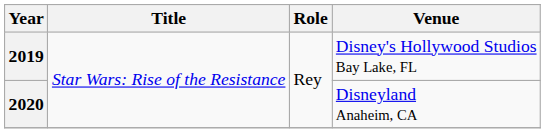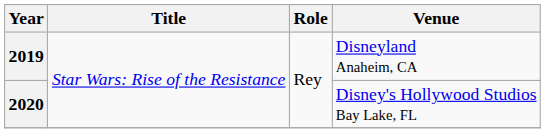(436, 56) Disney's Hollywood Studios Bay Lake, FL -> (377, 56) Disneyland Anaheim, CA
(377, 103) Disneyland Anaheim, CA -> (436, 103) Disney's Hollywood Studios Bay Lake, FL
